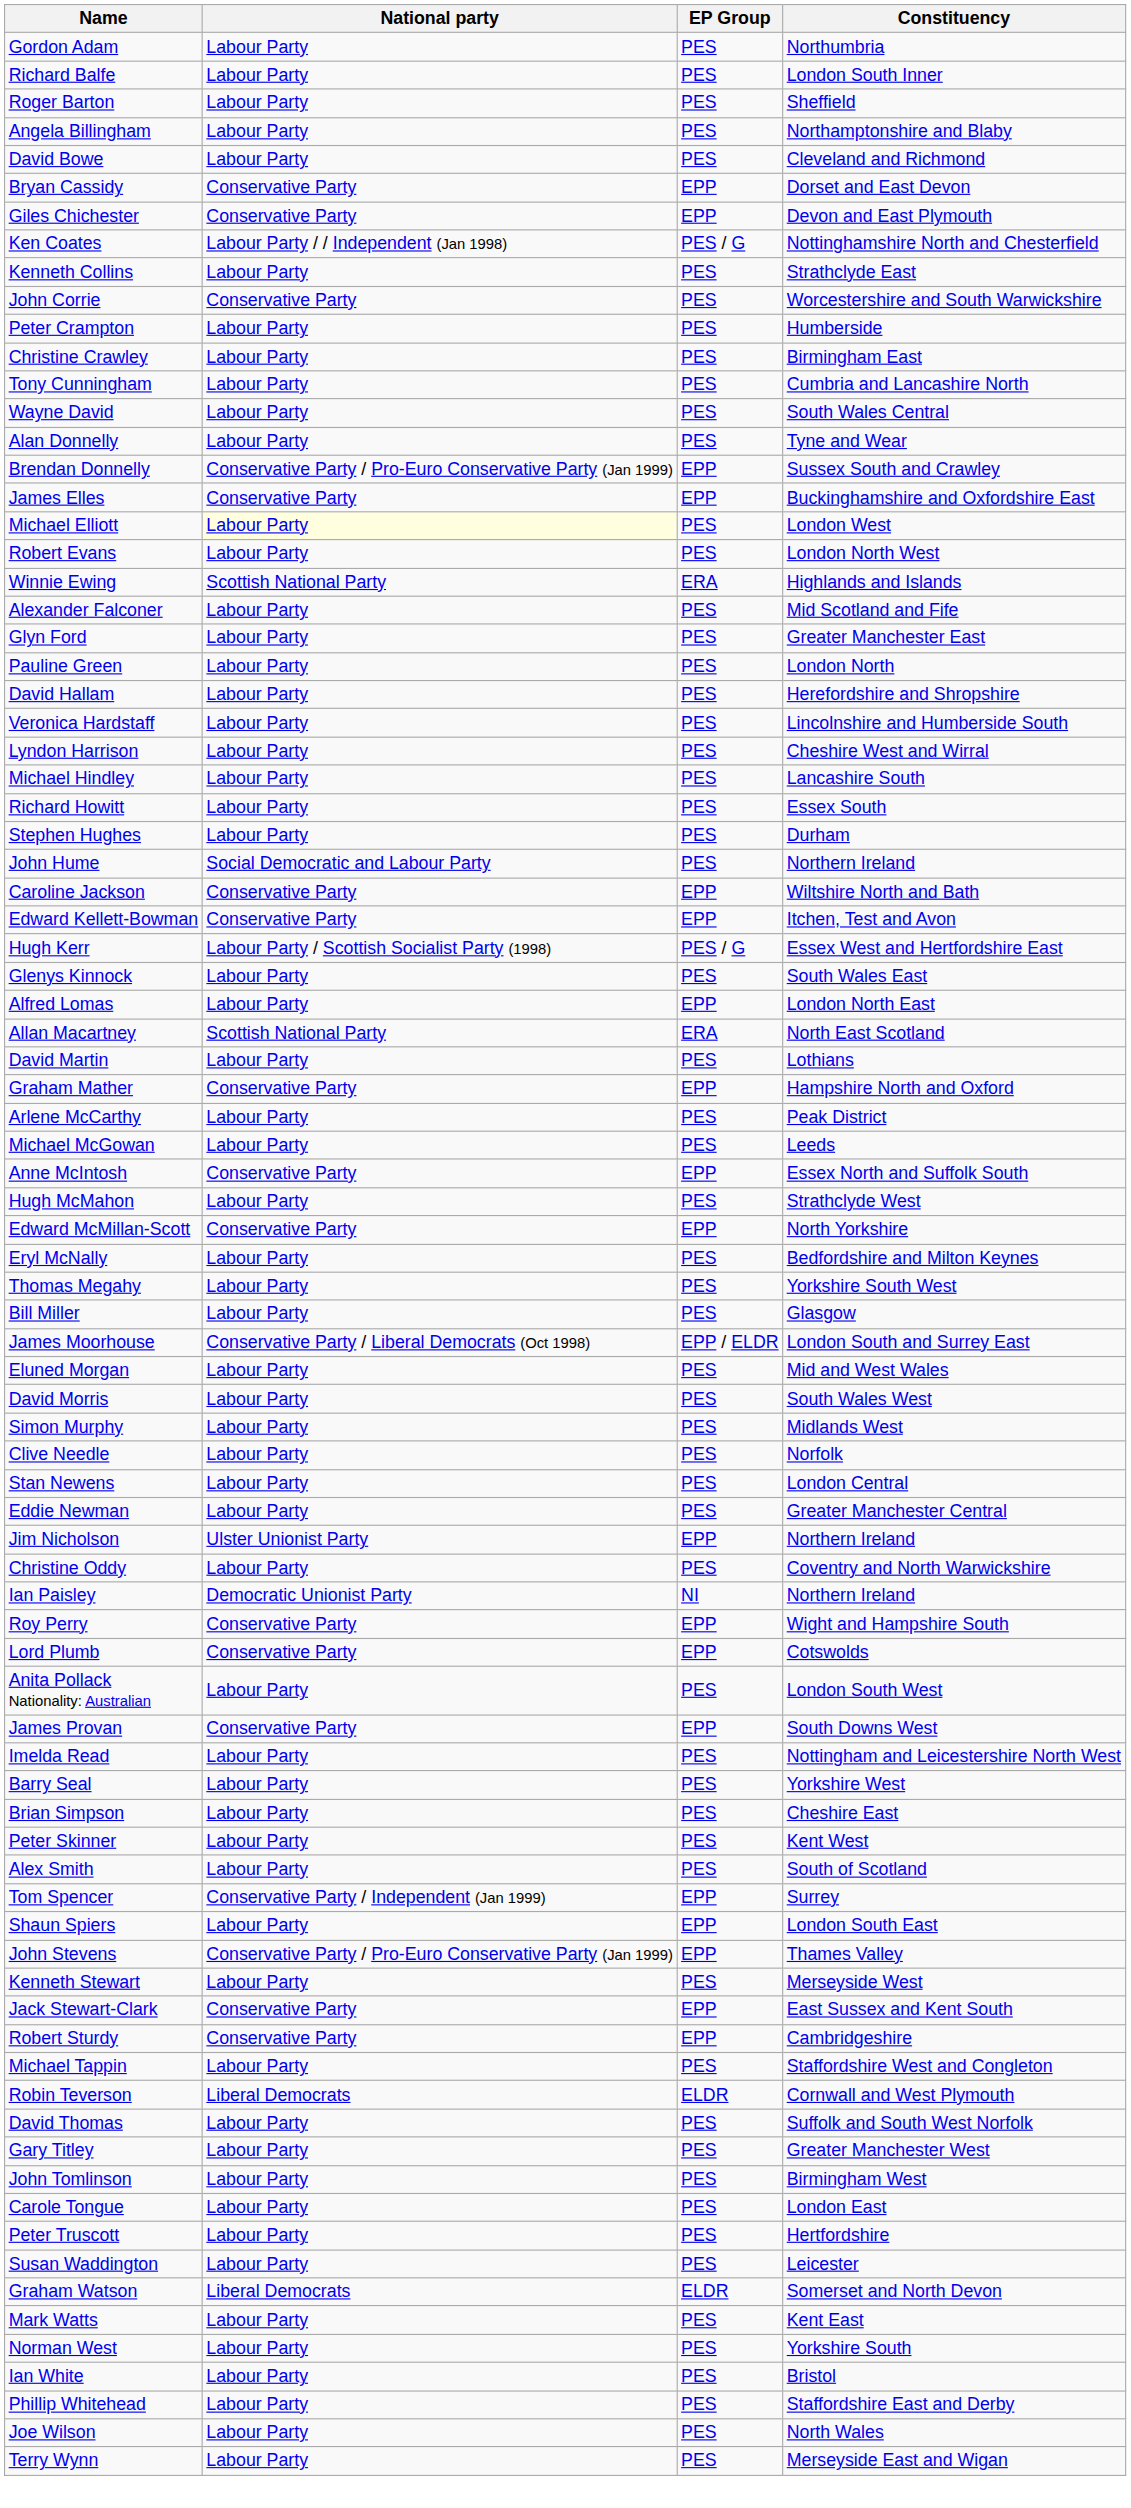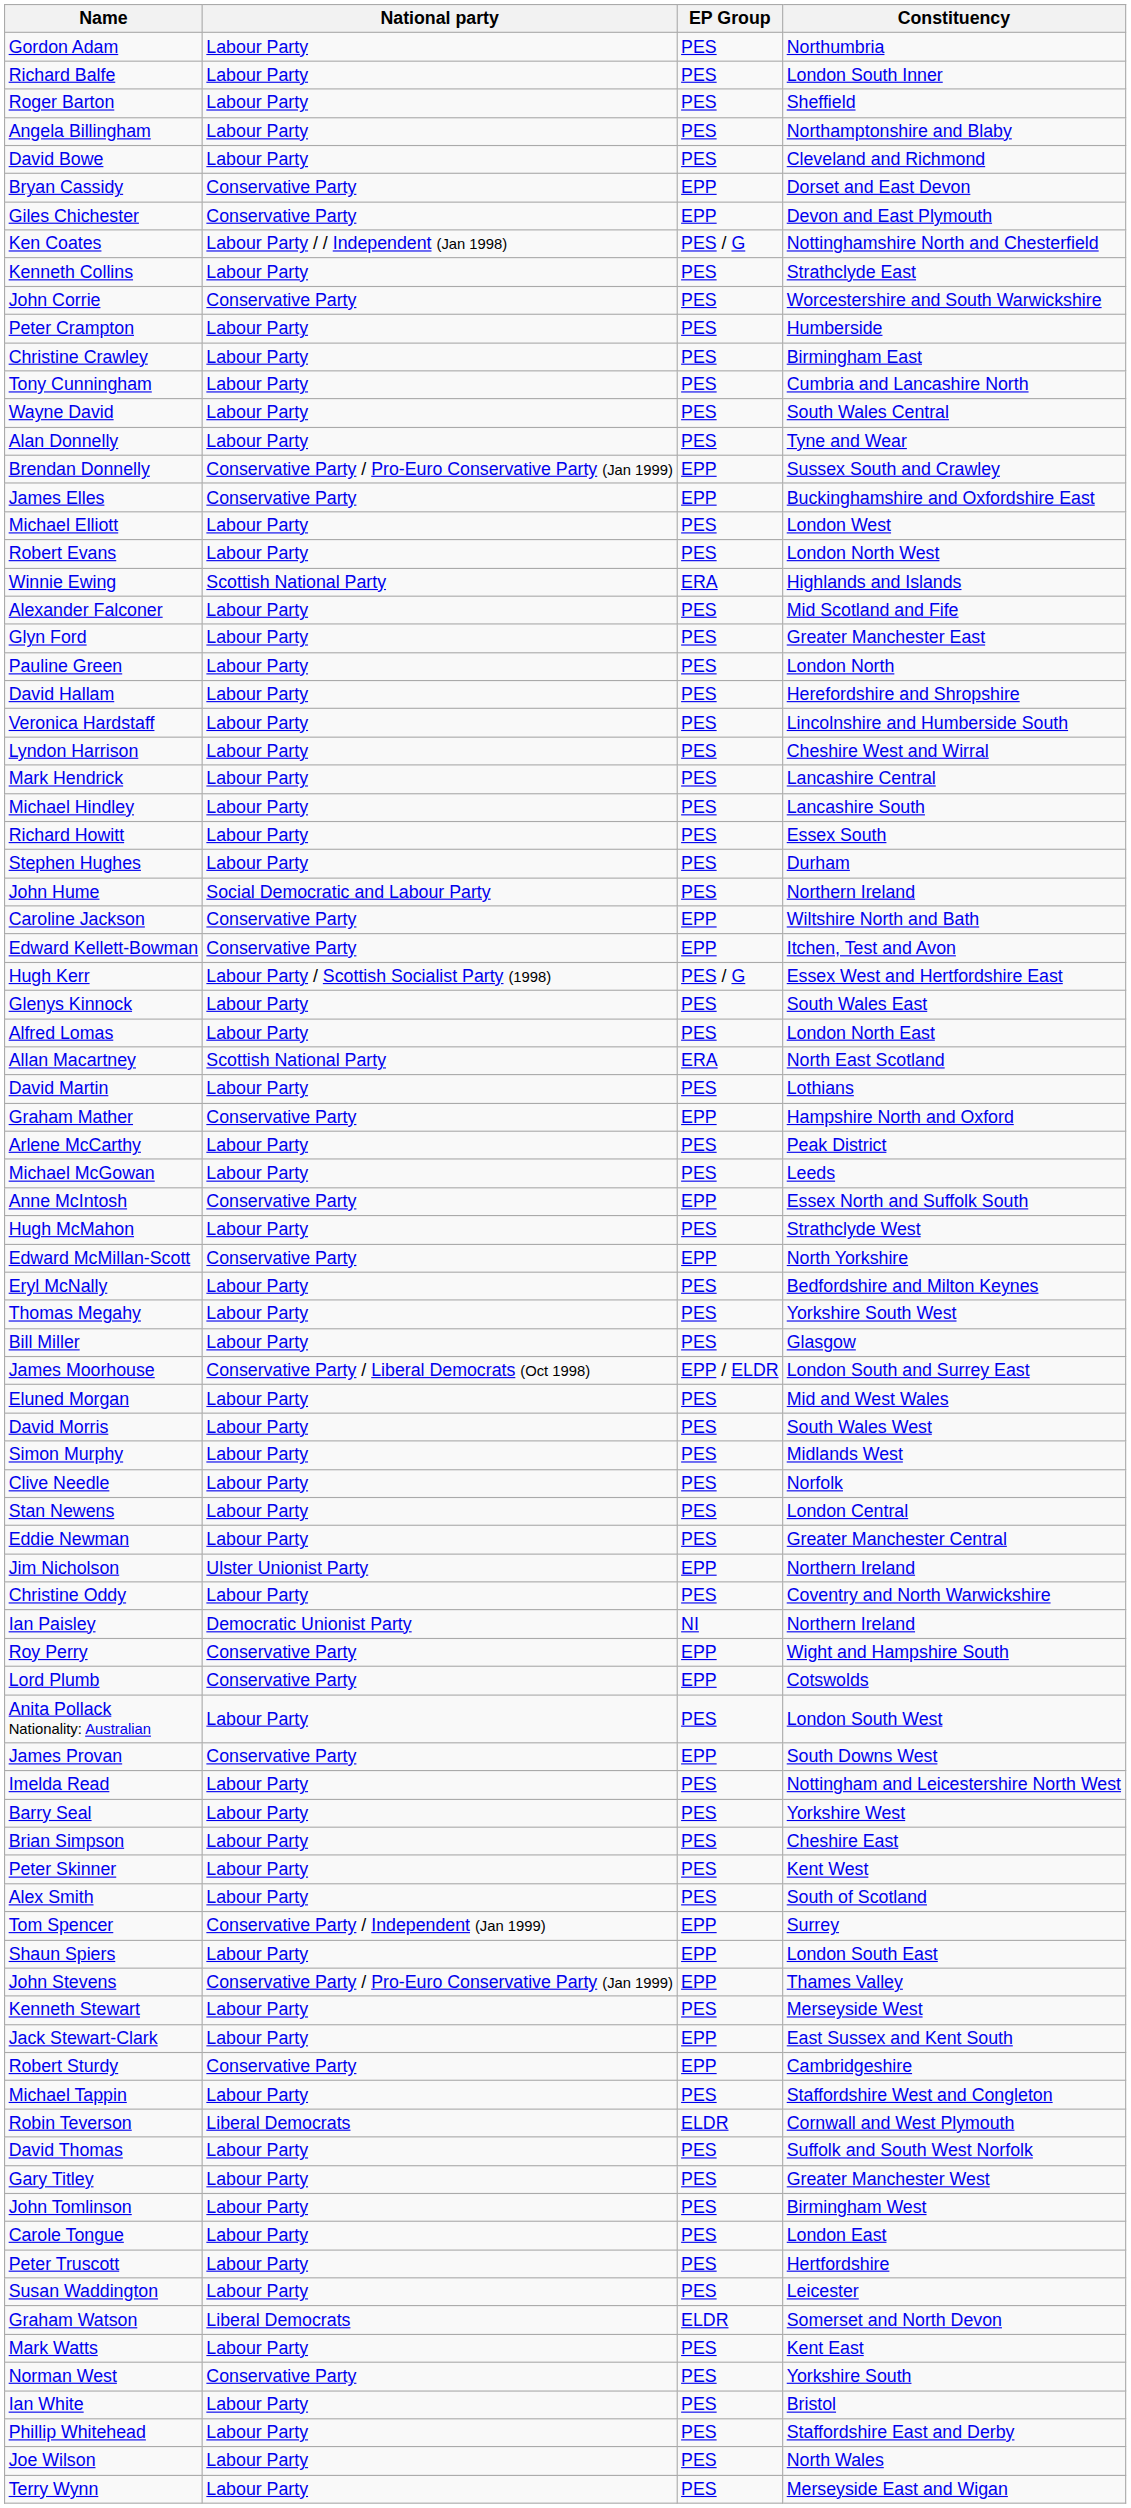(257, 525) lightyellow background -> (257, 525) no background
+ row: (66, 779)
(699, 1004) EPP -> (699, 1032) PES
(281, 2010) Conservative Party -> (257, 2038) Labour Party
(257, 2348) Labour Party -> (281, 2376) Conservative Party
